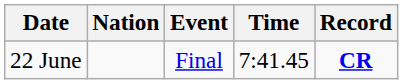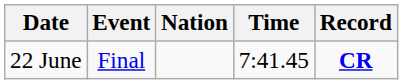columns swapped: (199, 22) <-> (126, 22)
